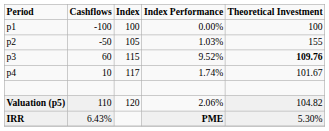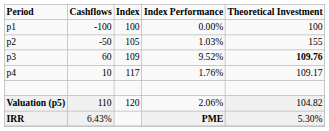(133, 57) 115 -> (132, 57) 109
(211, 73) 1.74% -> (211, 73) 1.76%
(309, 73) 101.67 -> (309, 73) 109.17
